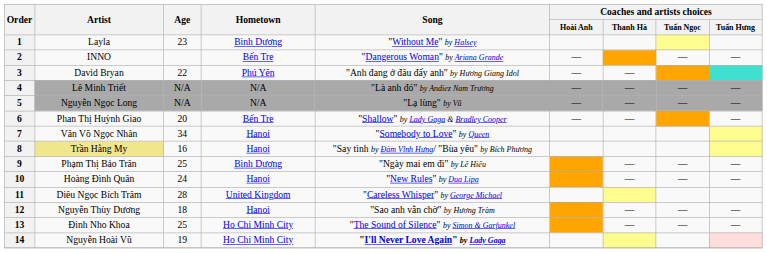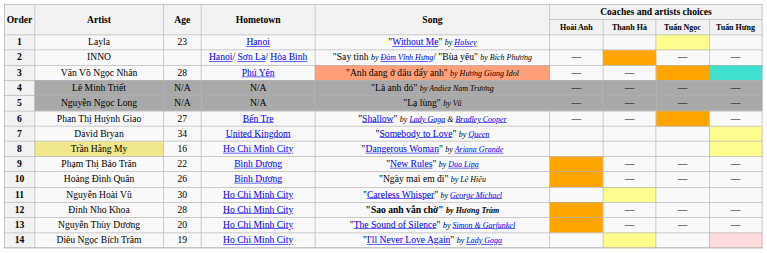(258, 42) Bình Dương -> (258, 42) Hanoi
(258, 57) Bến Tre -> (258, 57) Hanoi/ Sơn La/ Hòa Bình
(432, 57) "Dangerous Woman" by Ariana Grande -> (432, 57) "Say tình by Đàm Vĩnh Hưng/ "Bùa yêu" by Bích Phương
(99, 73) David Bryan -> (99, 73) Văn Võ Ngọc Nhân
(182, 73) 22 -> (182, 73) 28
(432, 73) no background -> (432, 73) lightsalmon background
(182, 118) 20 -> (182, 118) 27
(99, 133) Văn Võ Ngọc Nhân -> (99, 133) David Bryan
(258, 133) Hanoi -> (258, 133) United Kingdom
(258, 149) Hanoi -> (258, 149) Ho Chi Minh City
(432, 149) "Say tình by Đàm Vĩnh Hưng/ "Bùa yêu" by Bích Phương -> (432, 149) "Dangerous Woman" by Ariana Grande
(182, 164) 25 -> (182, 164) 22
(432, 164) "Ngày mai em đi" by Lê Hiếu -> (432, 164) "New Rules" by Dua Lipa
(182, 179) 24 -> (182, 179) 26
(258, 179) Hanoi -> (258, 179) Bình Dương
(432, 179) "New Rules" by Dua Lipa -> (432, 179) "Ngày mai em đi" by Lê Hiếu
(99, 194) Diêu Ngọc Bích Trâm -> (99, 194) Nguyễn Hoài Vũ
(182, 194) 28 -> (182, 194) 30
(258, 194) United Kingdom -> (258, 194) Ho Chi Minh City
(99, 210) Nguyễn Thùy Dương -> (99, 210) Đinh Nho Khoa
(182, 210) 18 -> (182, 210) 28
(258, 210) Hanoi -> (258, 210) Ho Chi Minh City
(432, 210) normal -> (432, 210) bold
(99, 225) Đinh Nho Khoa -> (99, 225) Nguyễn Thùy Dương
(182, 225) 25 -> (182, 225) 20
(99, 240) Nguyễn Hoài Vũ -> (99, 240) Diêu Ngọc Bích Trâm
(432, 240) bold -> (432, 240) normal
